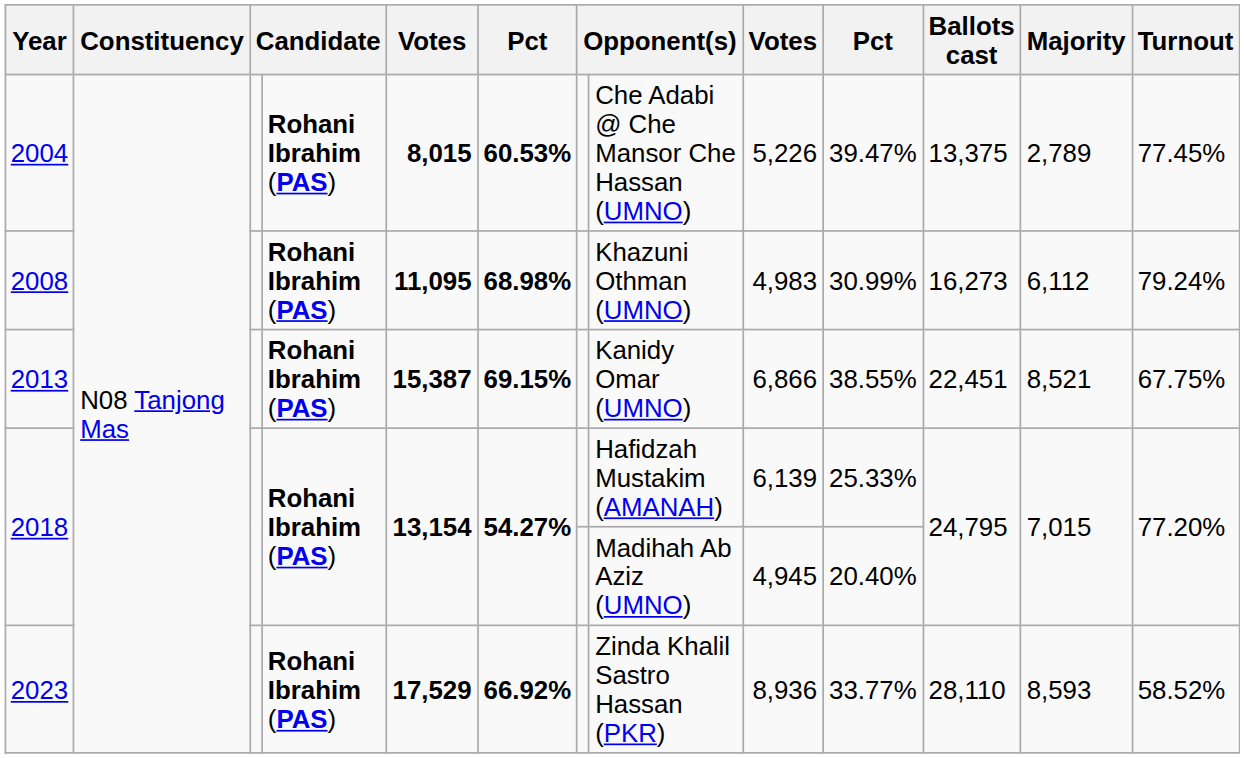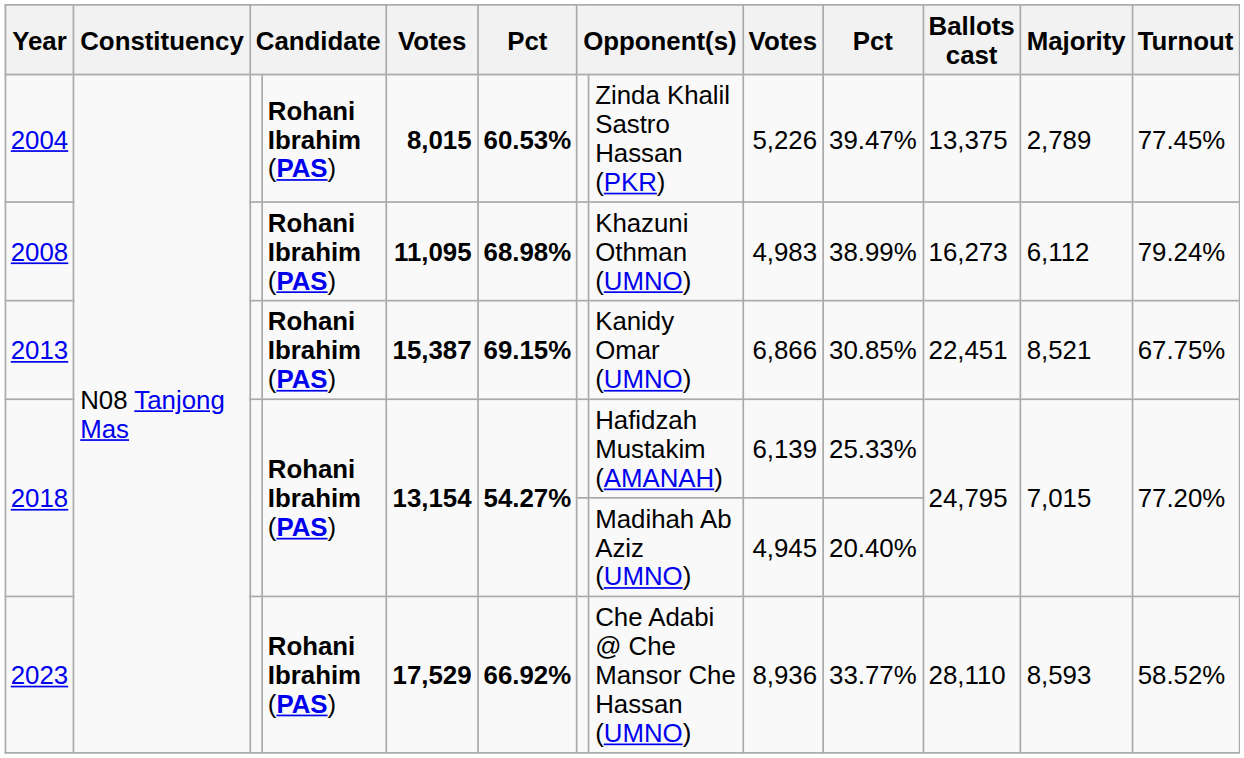(665, 153) Che Adabi @ Che Mansor Che Hassan (UMNO) -> (663, 138) Zinda Khalil Sastro Hassan (PKR)
(873, 281) 30.99% -> (873, 252) 38.99%
(873, 379) 38.55% -> (873, 350) 30.85%
(663, 690) Zinda Khalil Sastro Hassan (PKR) -> (665, 675) Che Adabi @ Che Mansor Che Hassan (UMNO)
